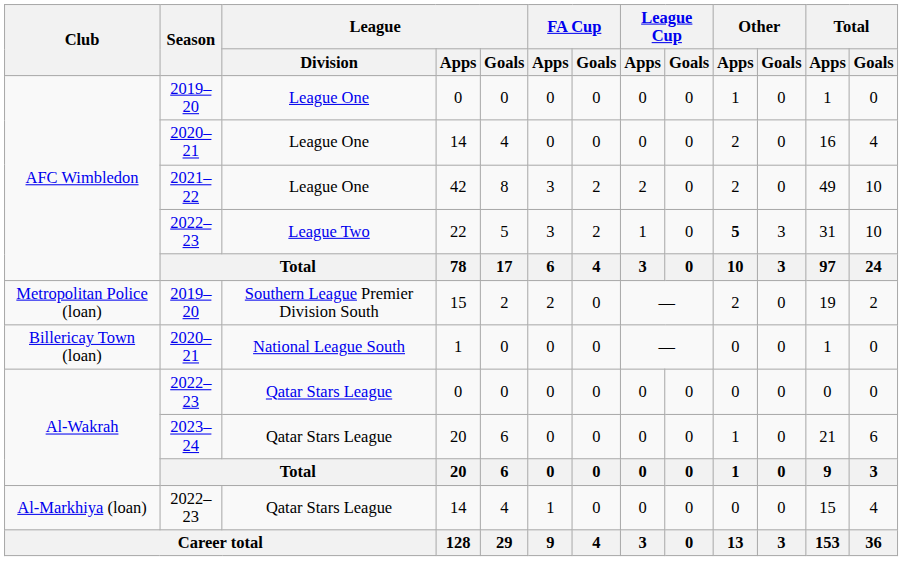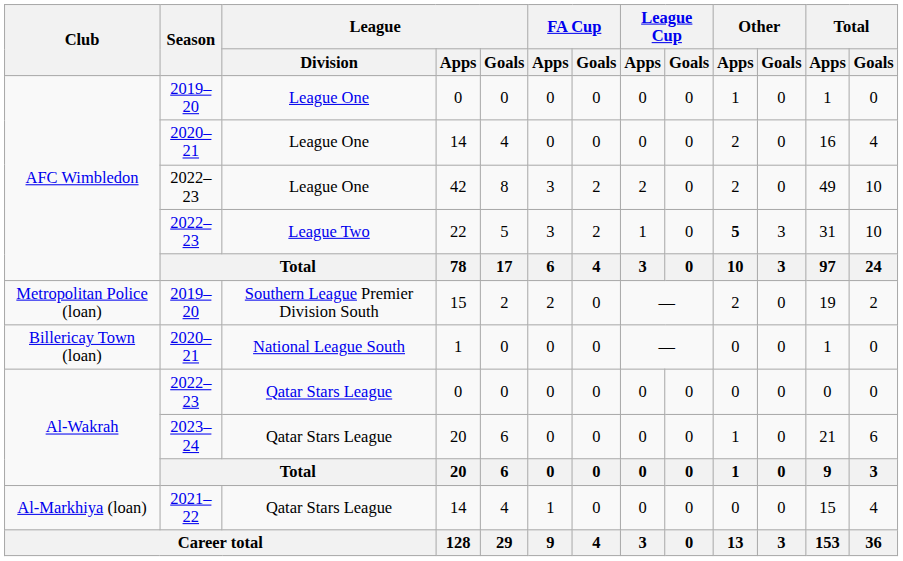(191, 187) 2021–22 -> (191, 187) 2022–23
(191, 507) 2022–23 -> (191, 507) 2021–22
